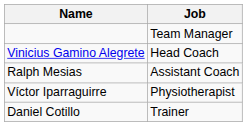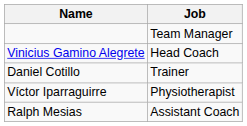rows swapped: (45, 72) <-> (44, 111)
